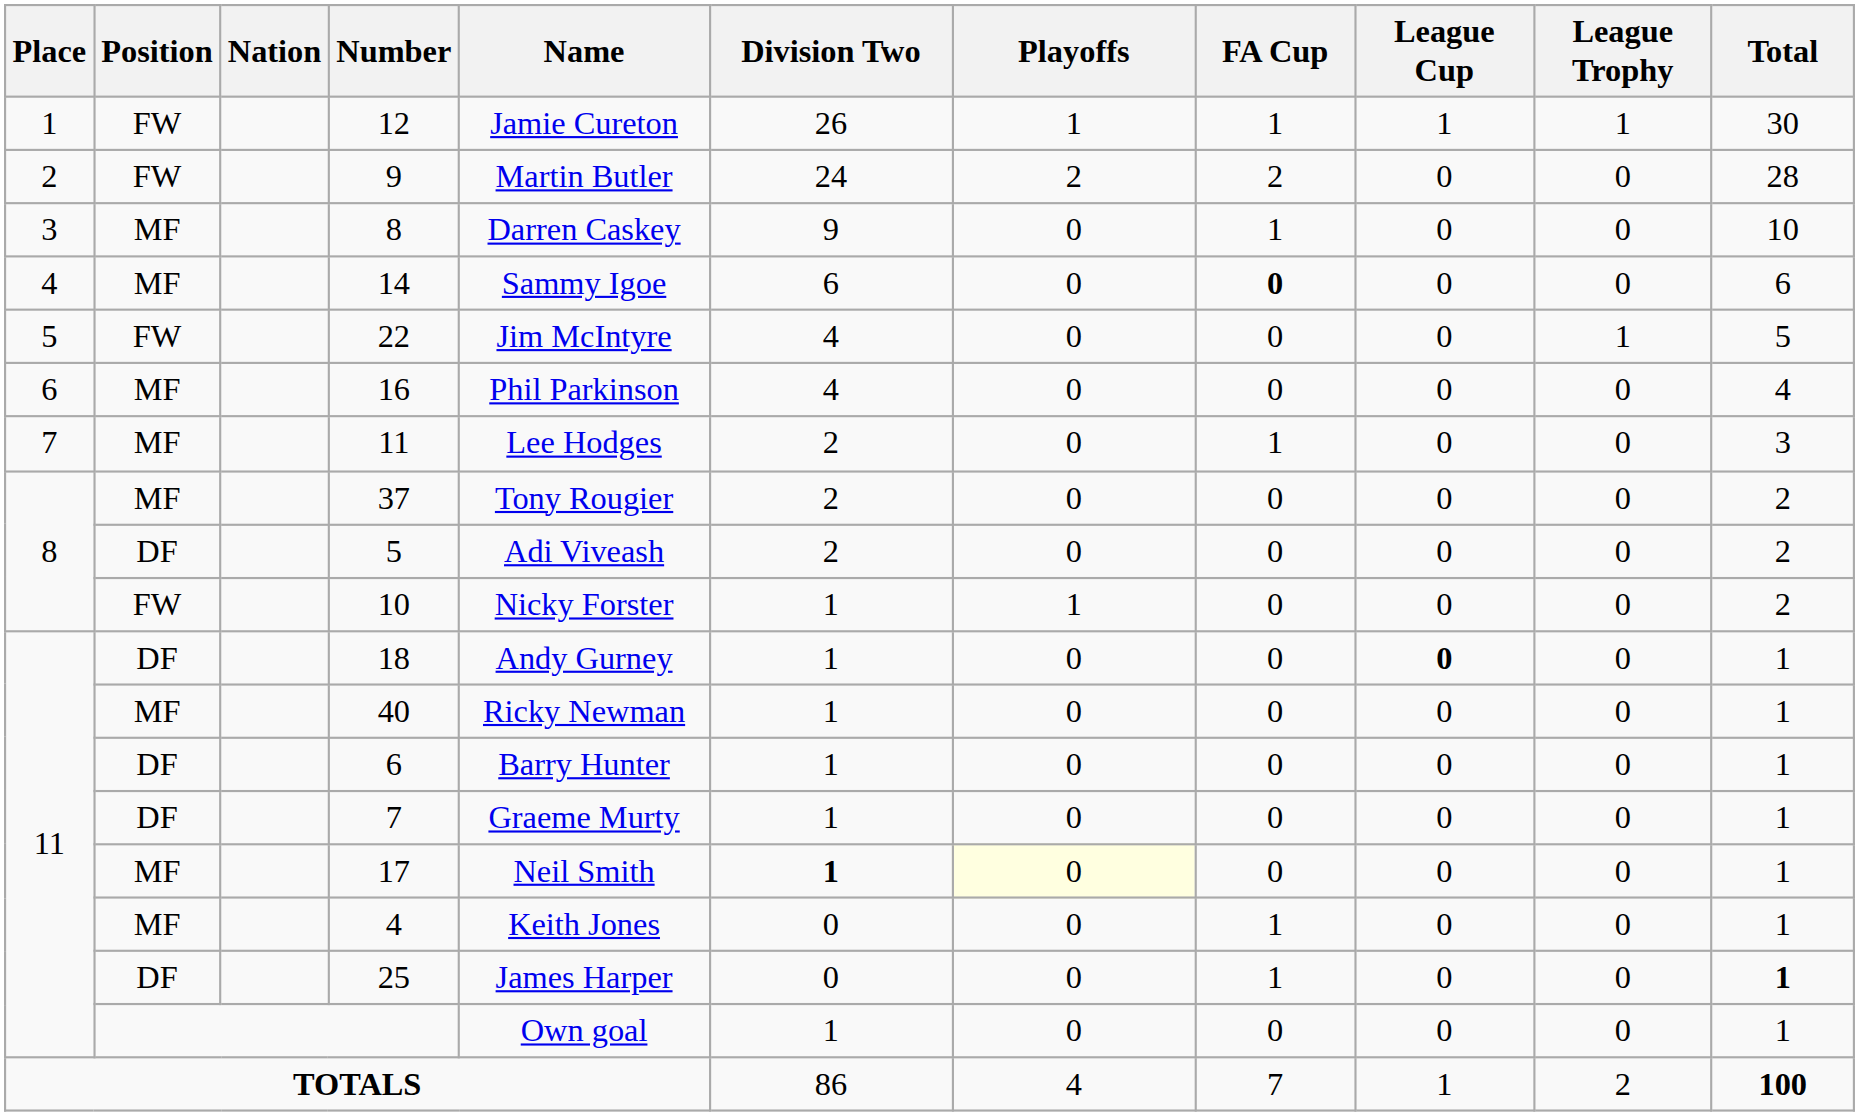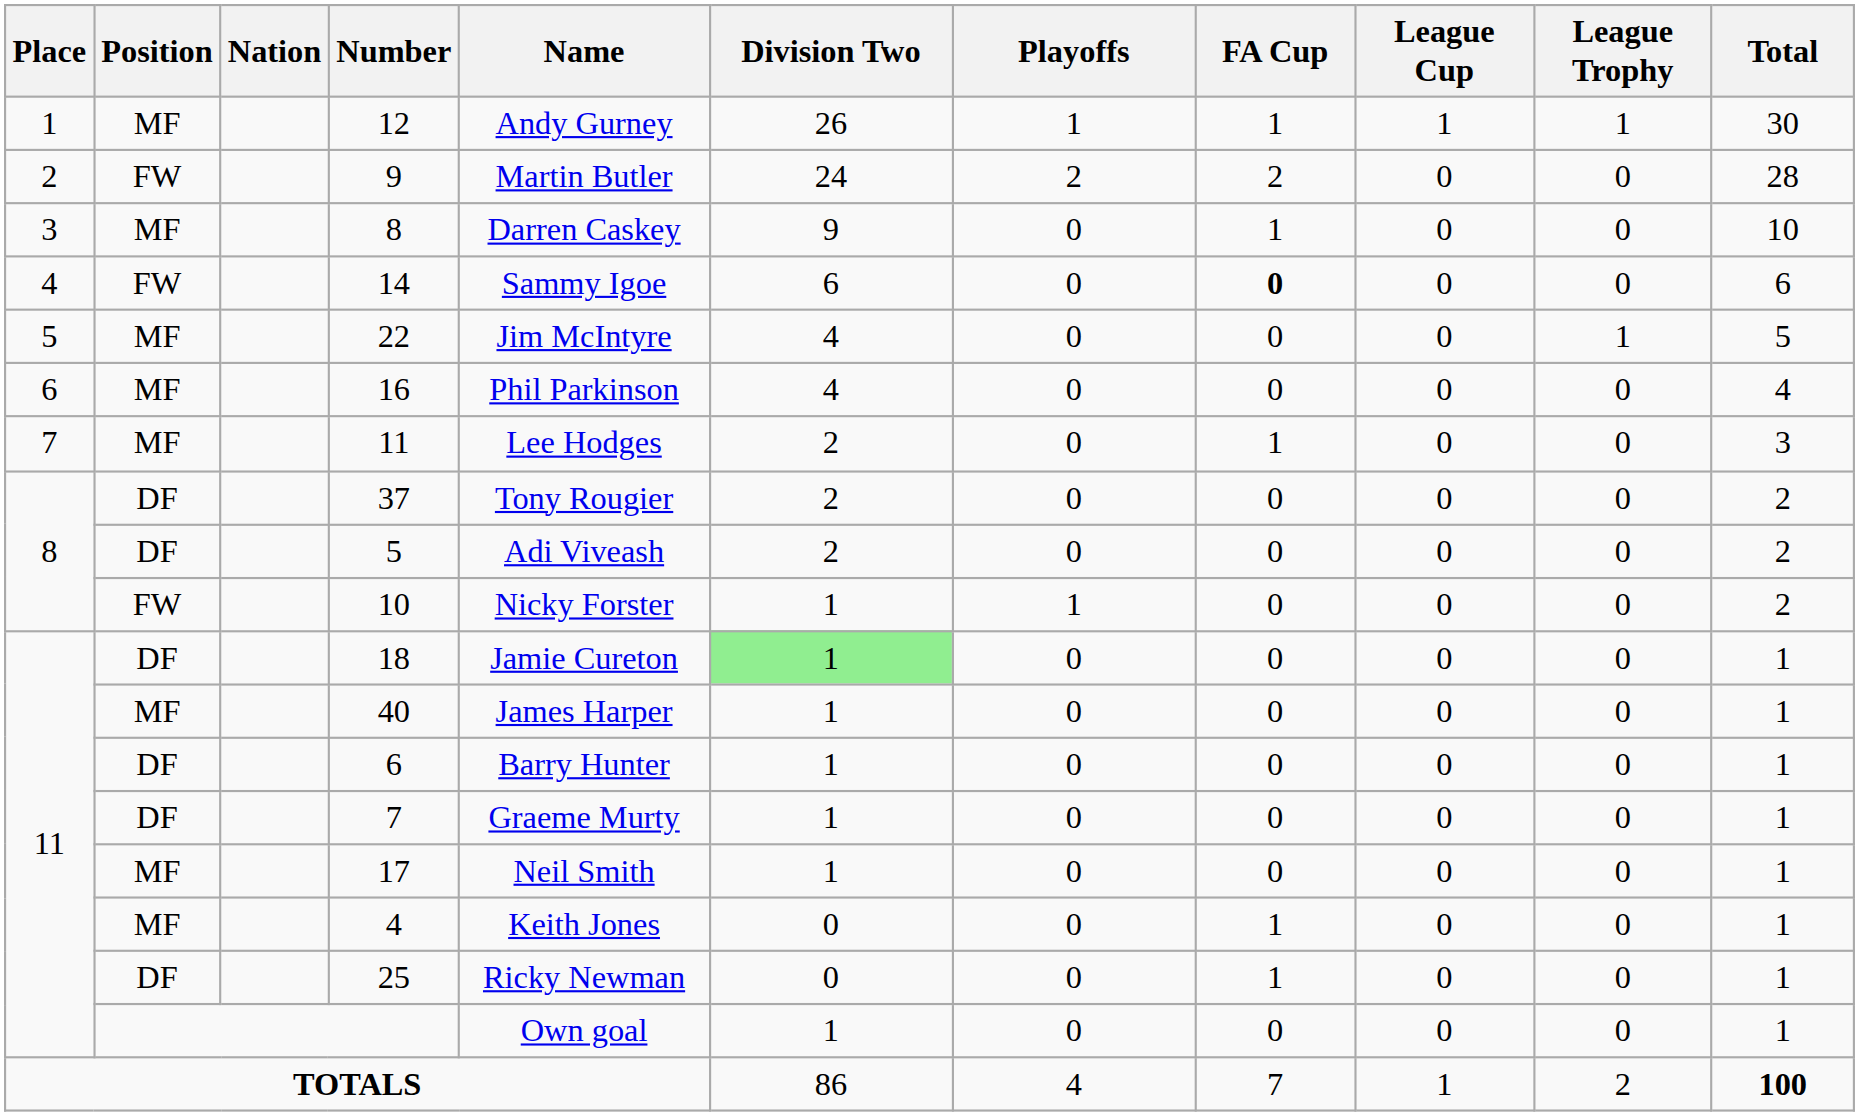(157, 123) FW -> (157, 123) MF
(584, 123) Jamie Cureton -> (584, 123) Andy Gurney
(157, 283) MF -> (157, 283) FW
(157, 336) FW -> (157, 336) MF
(157, 496) MF -> (157, 496) DF
(584, 656) Andy Gurney -> (584, 656) Jamie Cureton
(831, 656) no background -> (831, 656) lightgreen background
(1444, 656) bold -> (1444, 656) normal
(584, 710) Ricky Newman -> (584, 710) James Harper
(831, 870) bold -> (831, 870) normal
(1074, 870) lightyellow background -> (1074, 870) no background
(584, 977) James Harper -> (584, 977) Ricky Newman
(1783, 977) bold -> (1783, 977) normal
